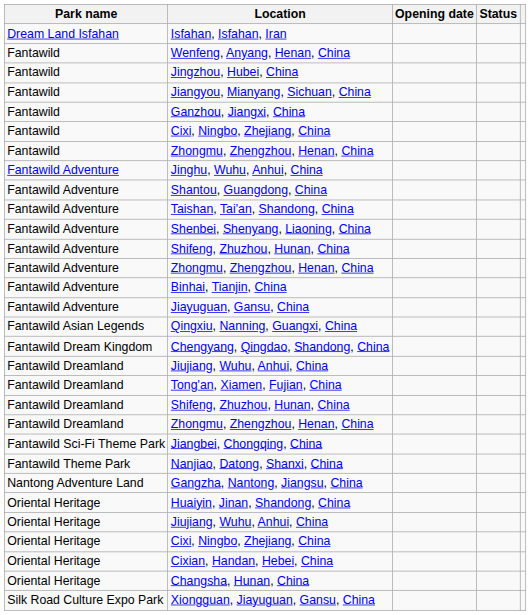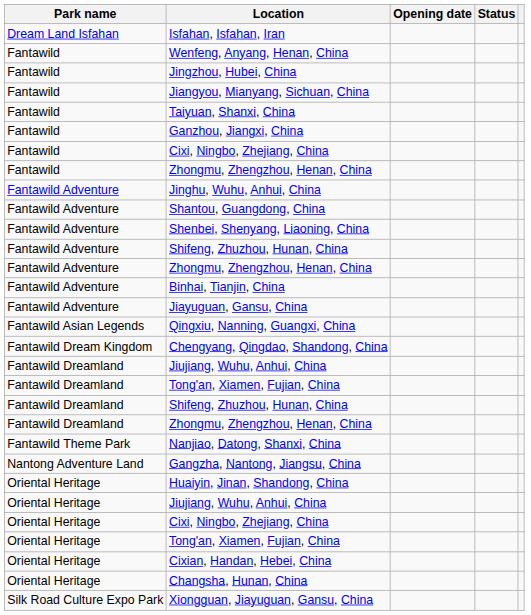+ row: (34, 111)
- row: (63, 209)
- row: (86, 444)
+ row: (54, 541)
